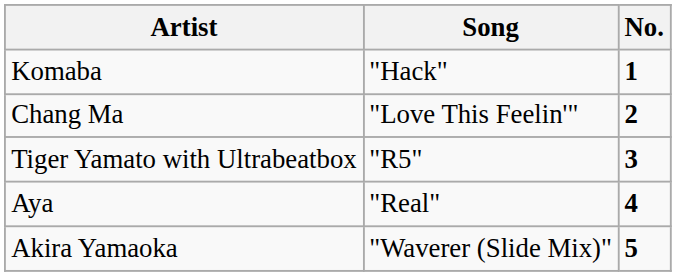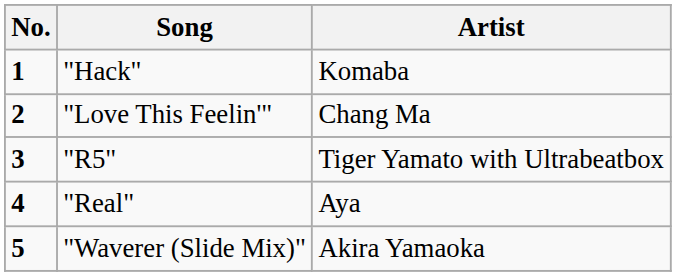columns swapped: (644, 26) <-> (184, 26)
